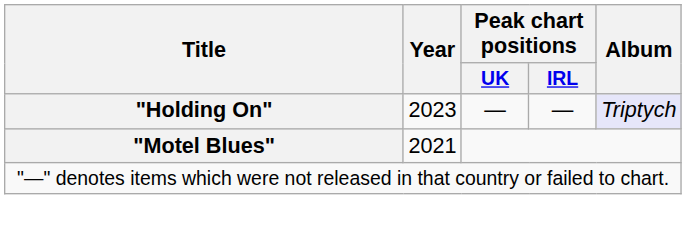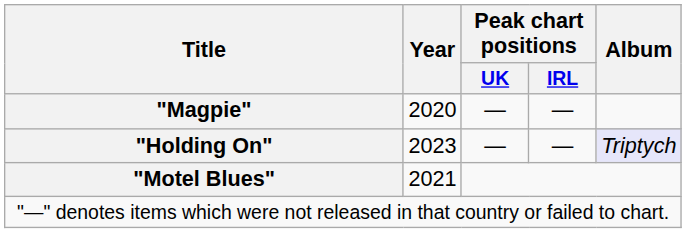+ row: (204, 110)
